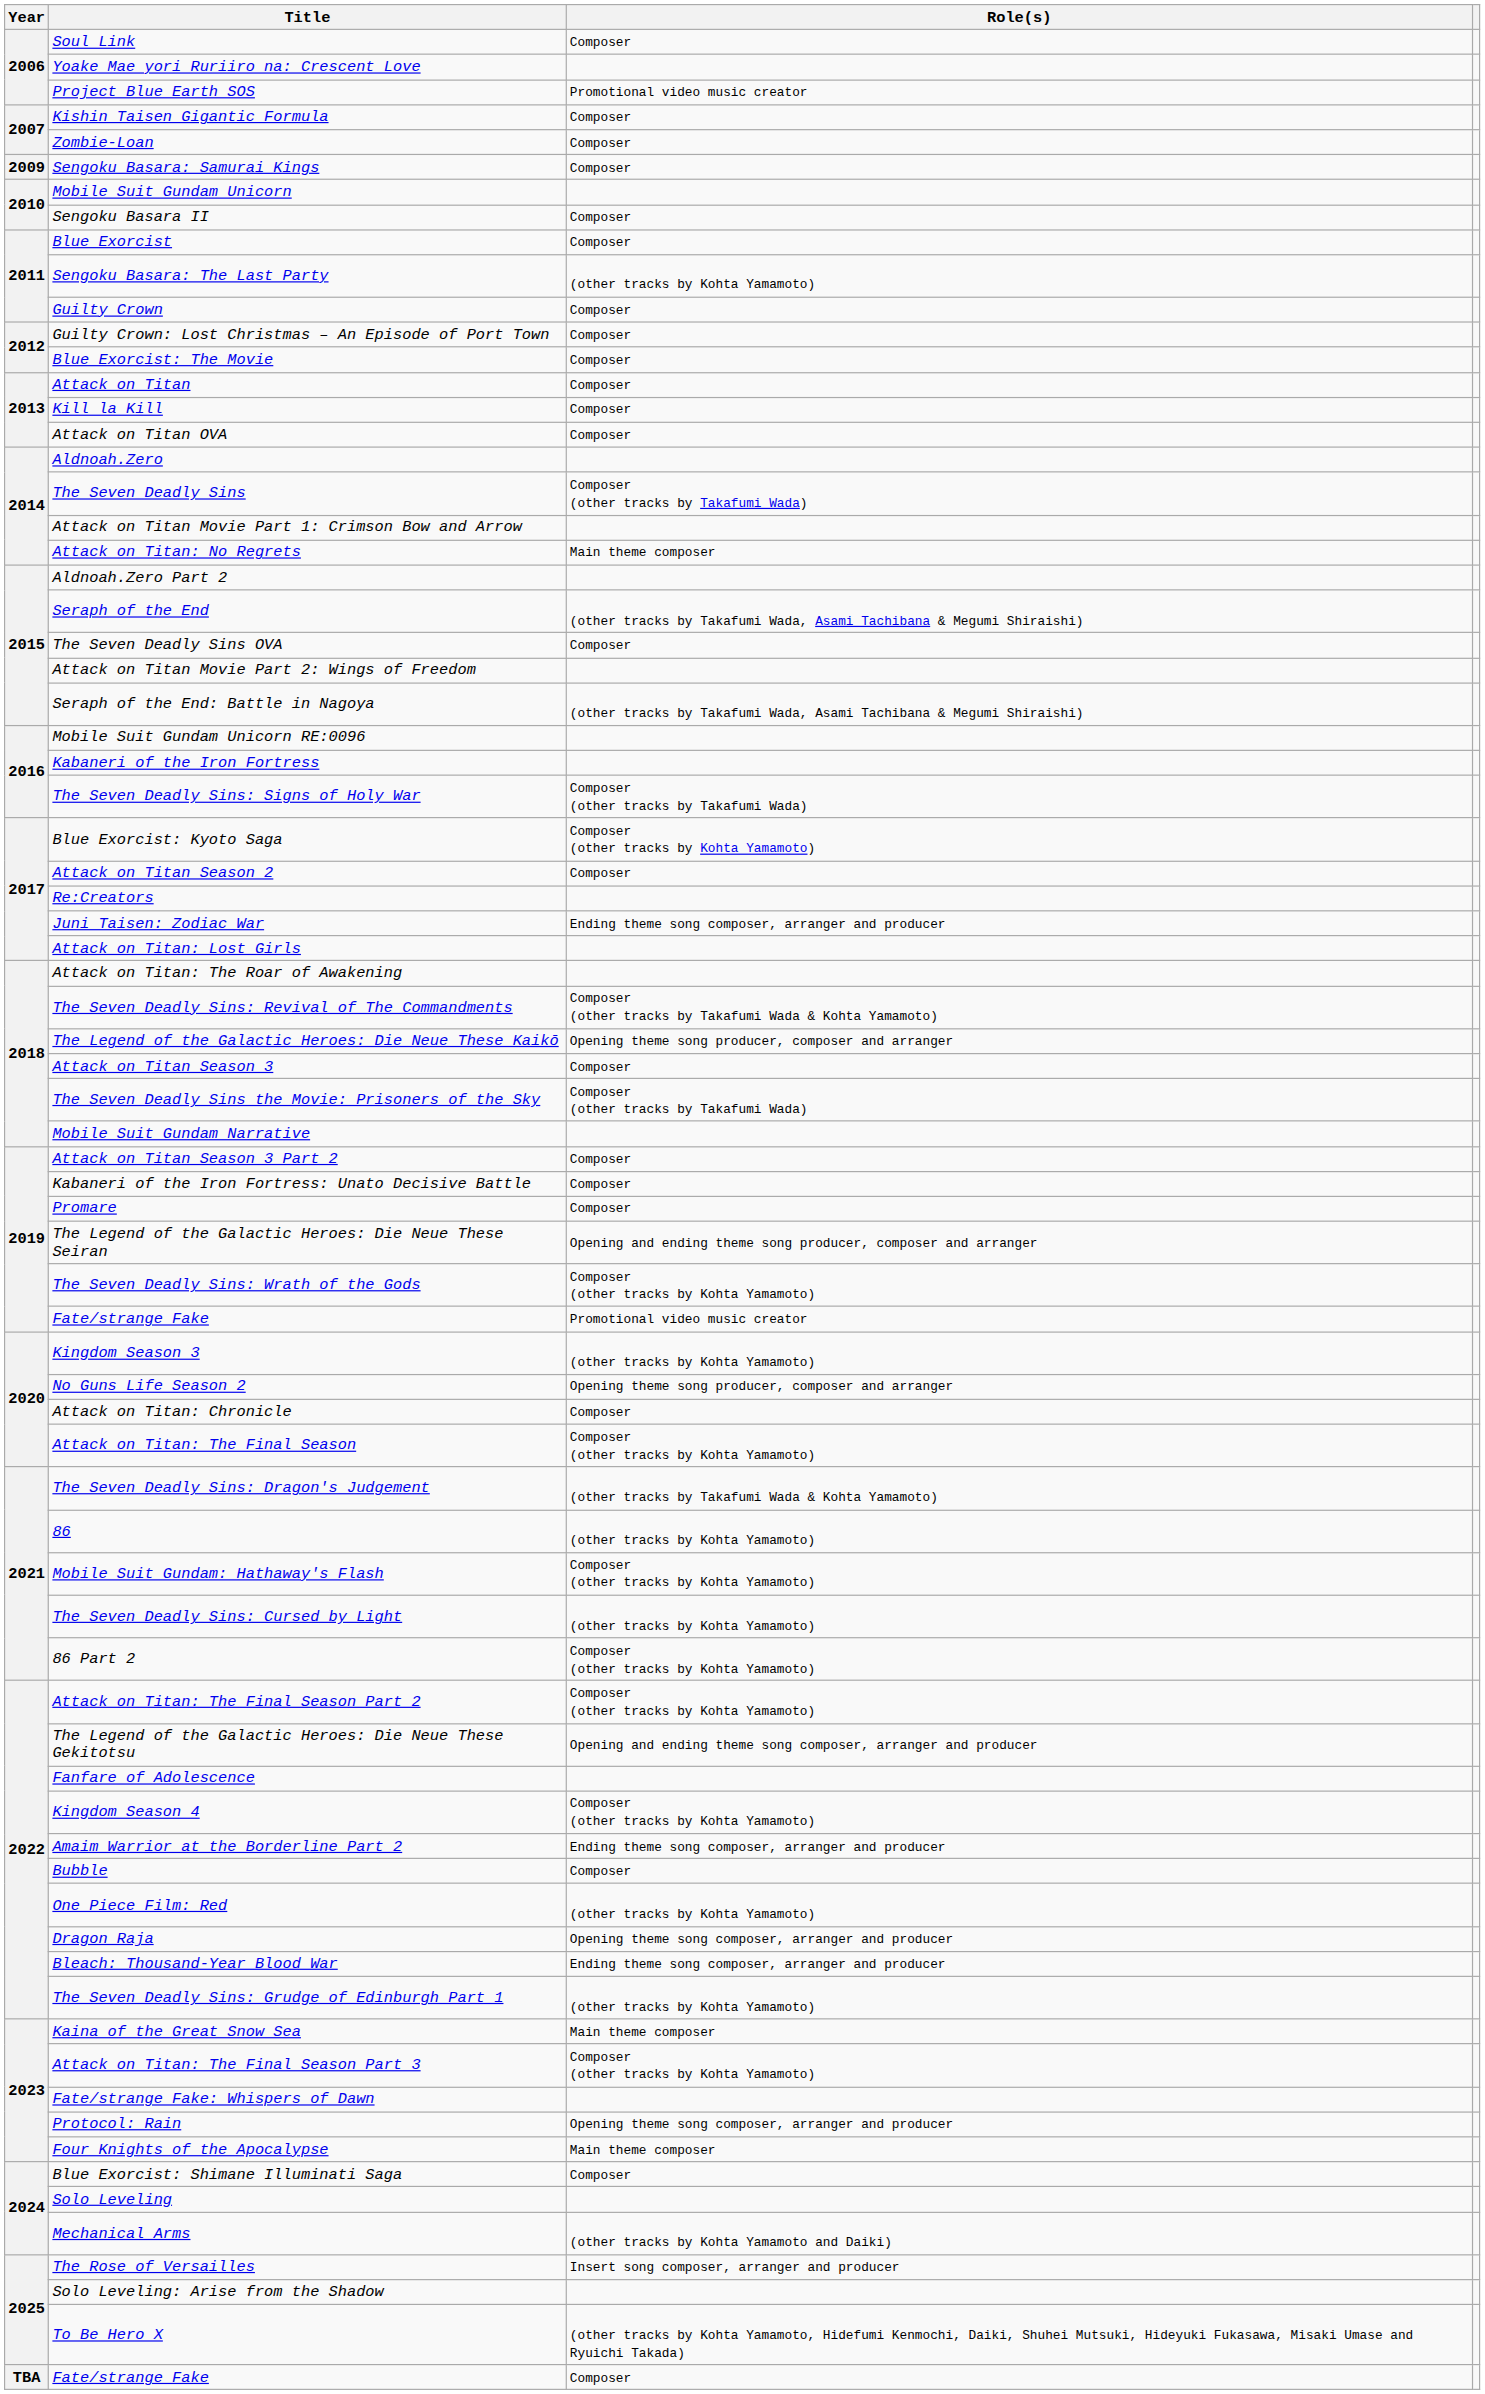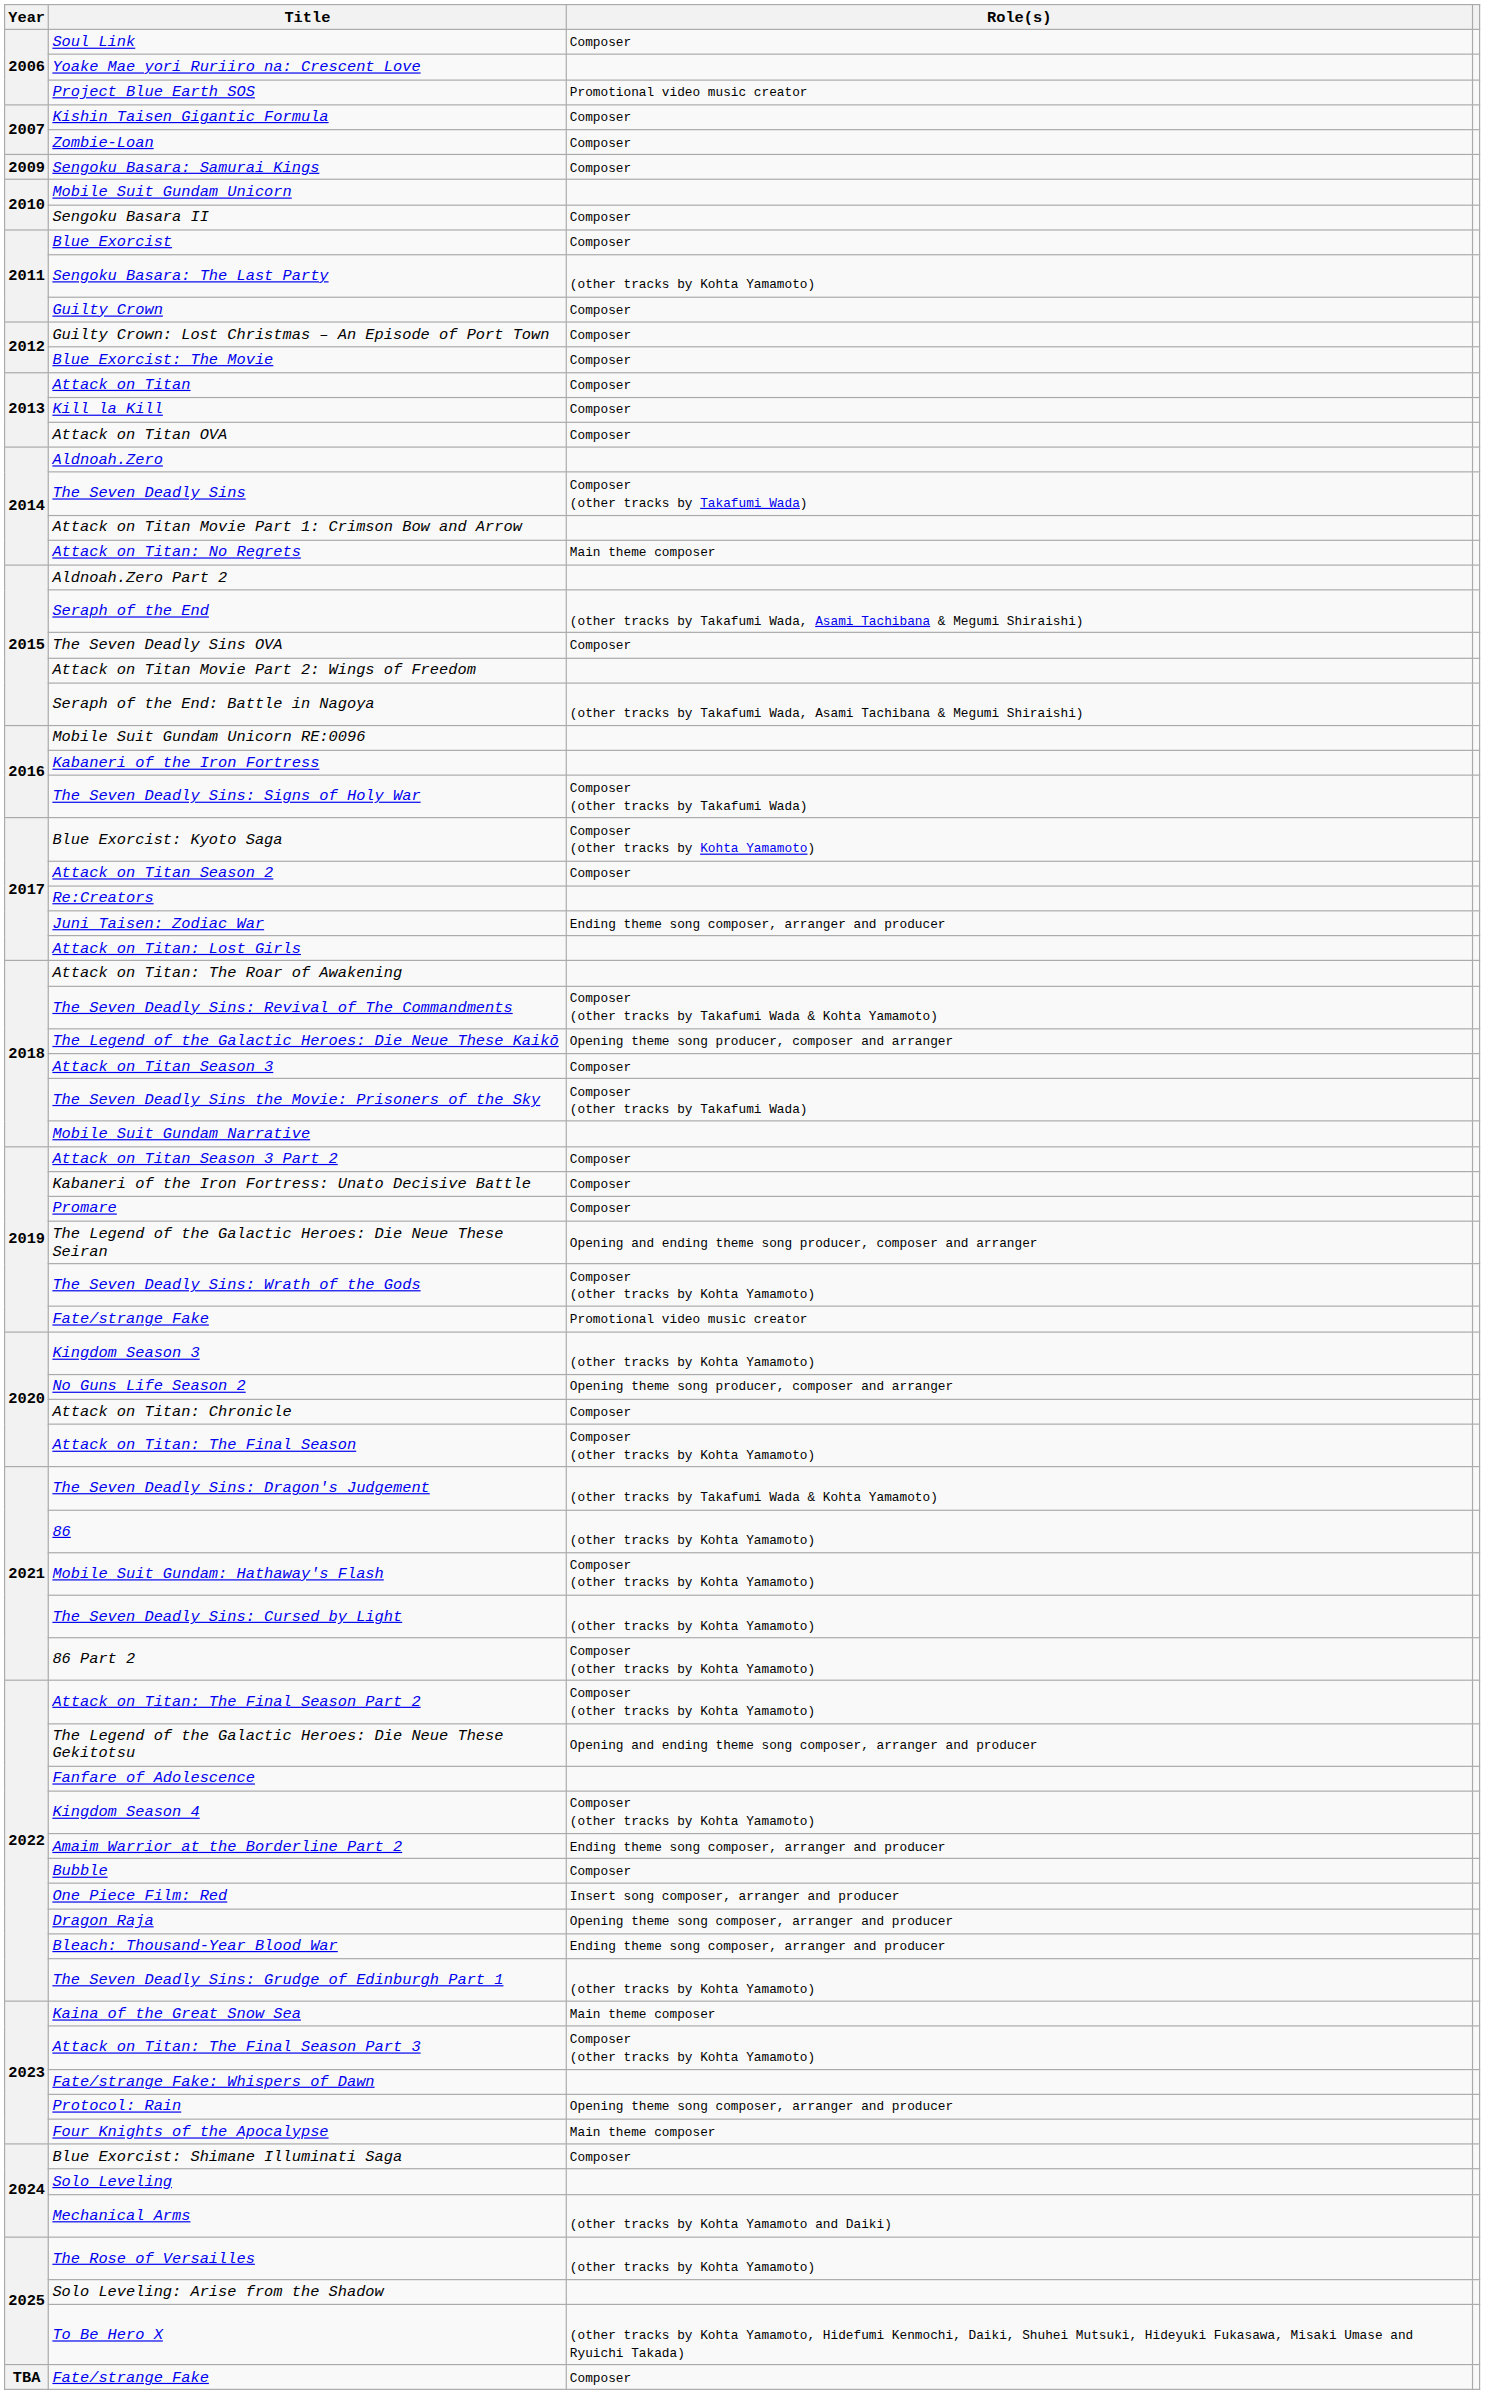(692, 1914) (other tracks by Kohta Yamamoto) -> (735, 1897) Insert song composer, arranger and producer
(735, 2268) Insert song composer, arranger and producer -> (692, 2268) (other tracks by Kohta Yamamoto)
